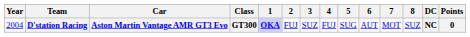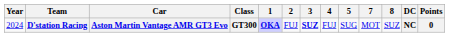- column: (369, 11)
(15, 24) 2004 -> (15, 24) 2024
(310, 24) normal -> (310, 24) bold
